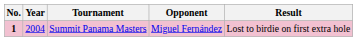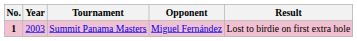(35, 28) 2004 -> (35, 28) 2003
